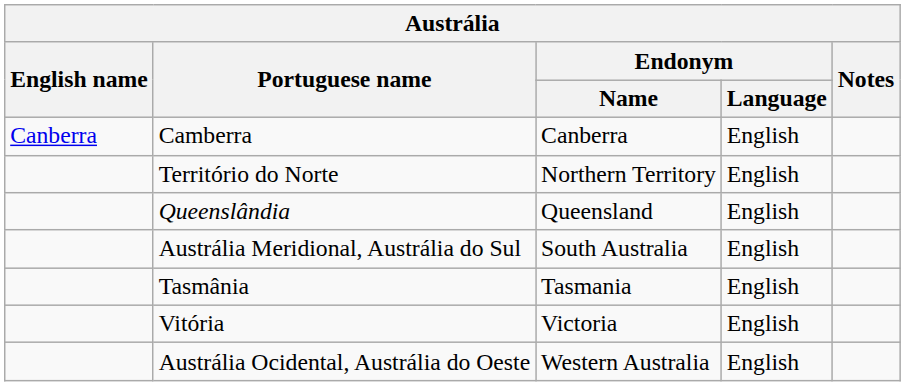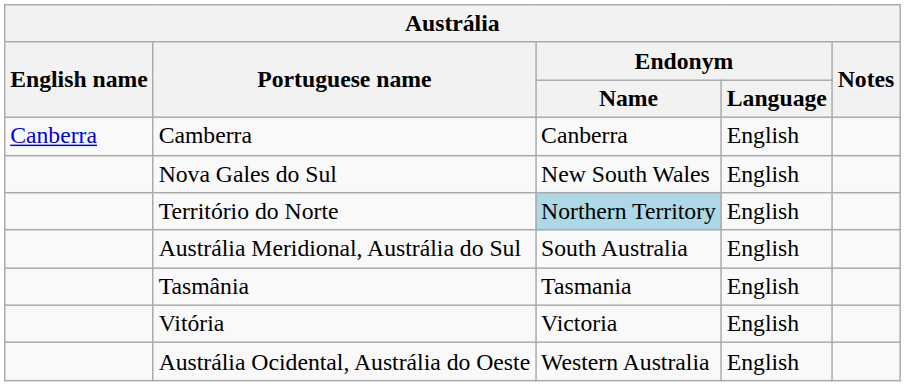+ row: (248, 173)
(629, 173) no background -> (629, 211) lightblue background
- row: (224, 211)
